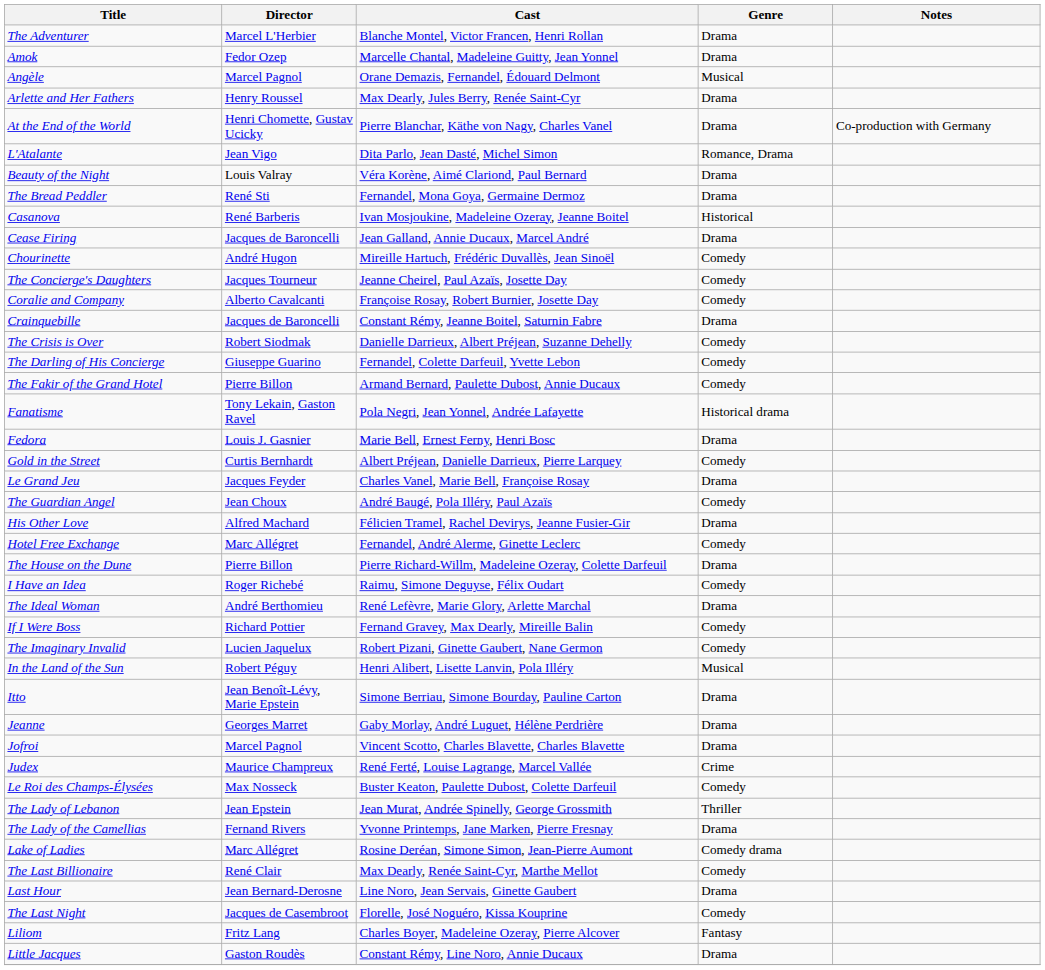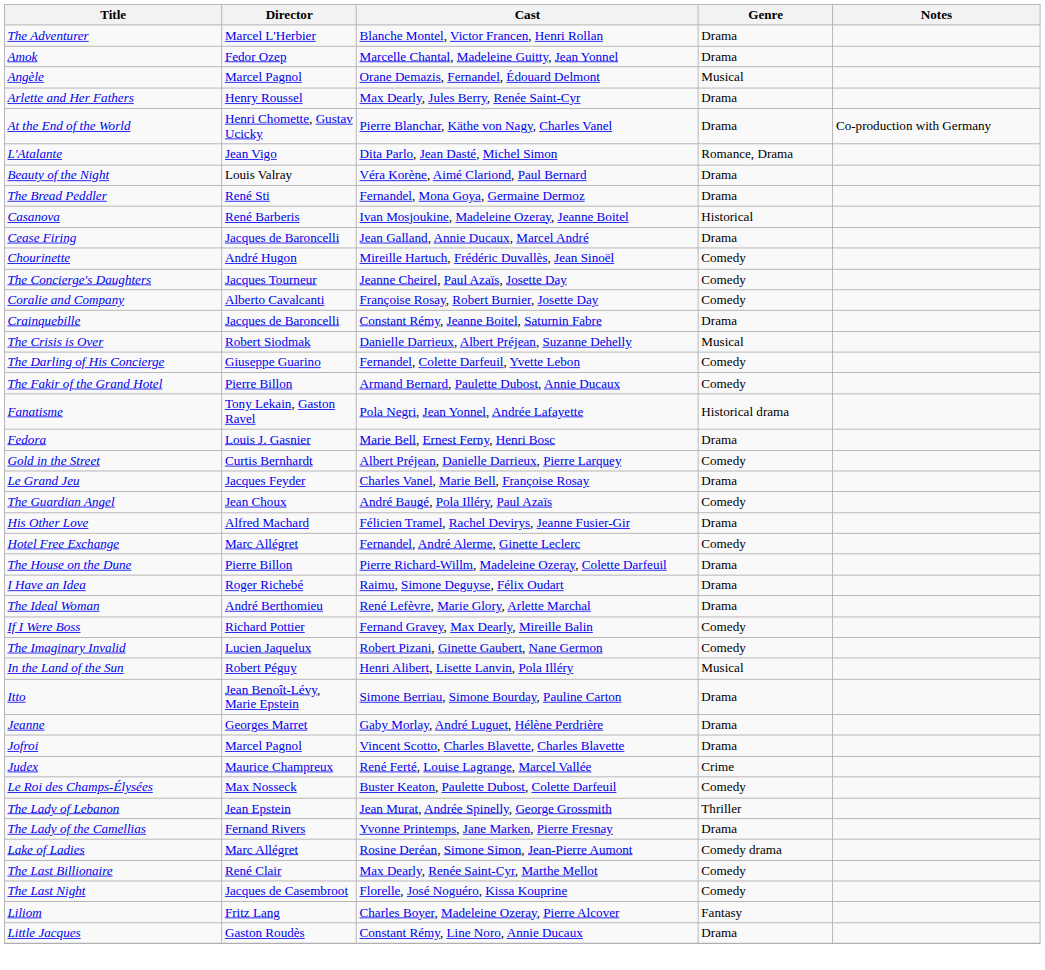(724, 341) Comedy -> (722, 341) Musical
(724, 585) Comedy -> (719, 585) Drama
- row: (34, 891)
